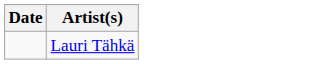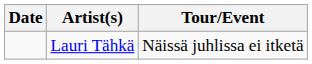+ column: (223, 18)
